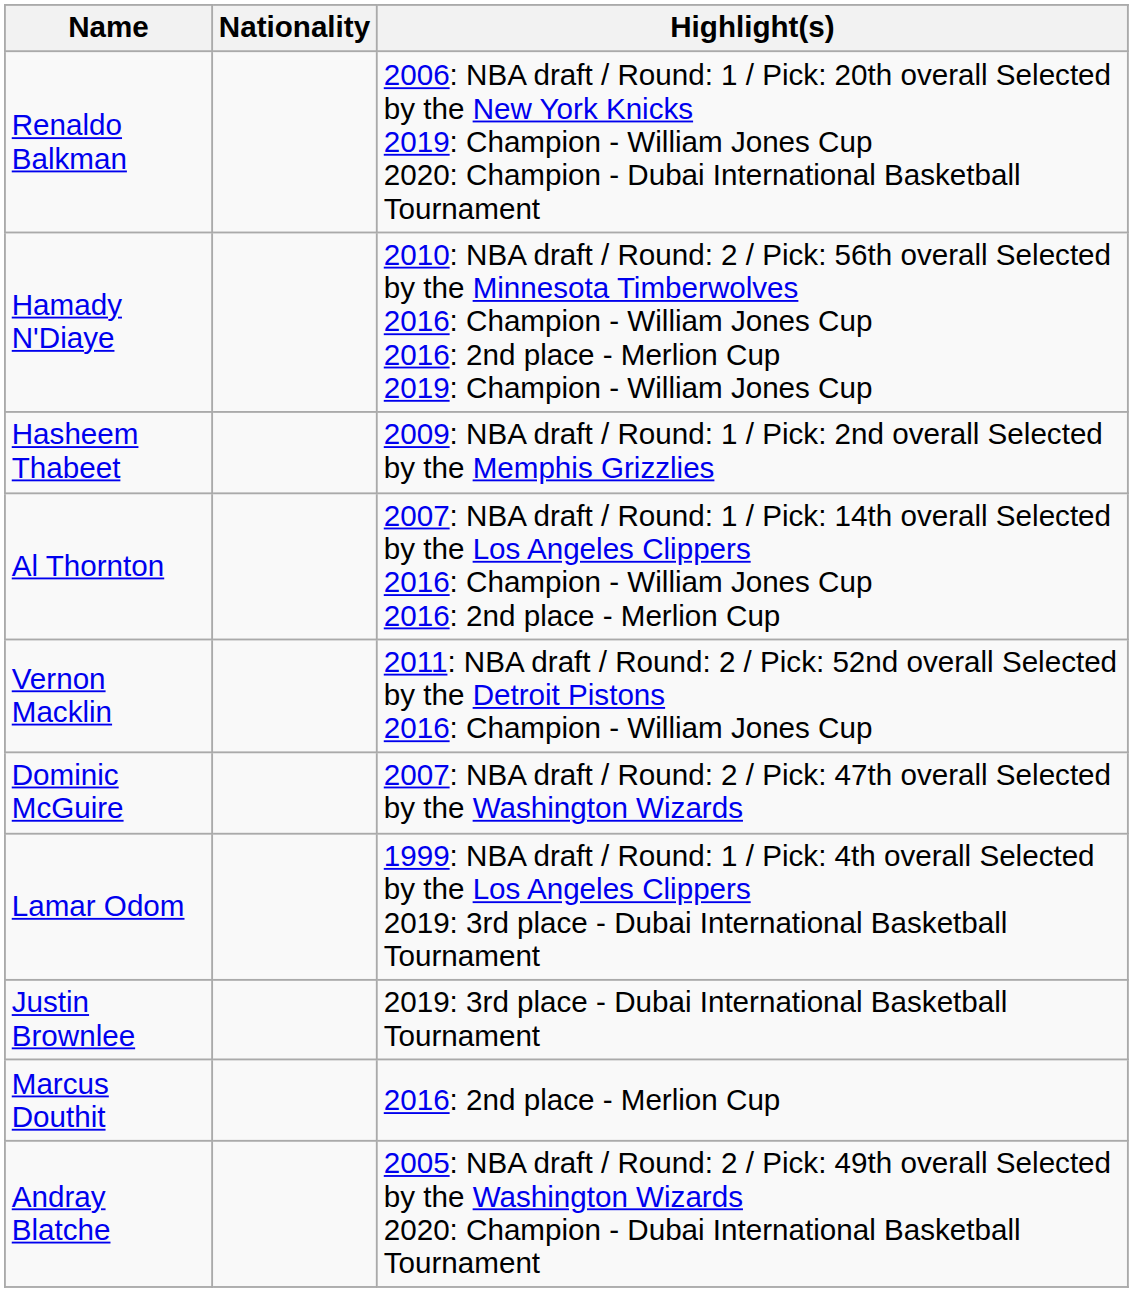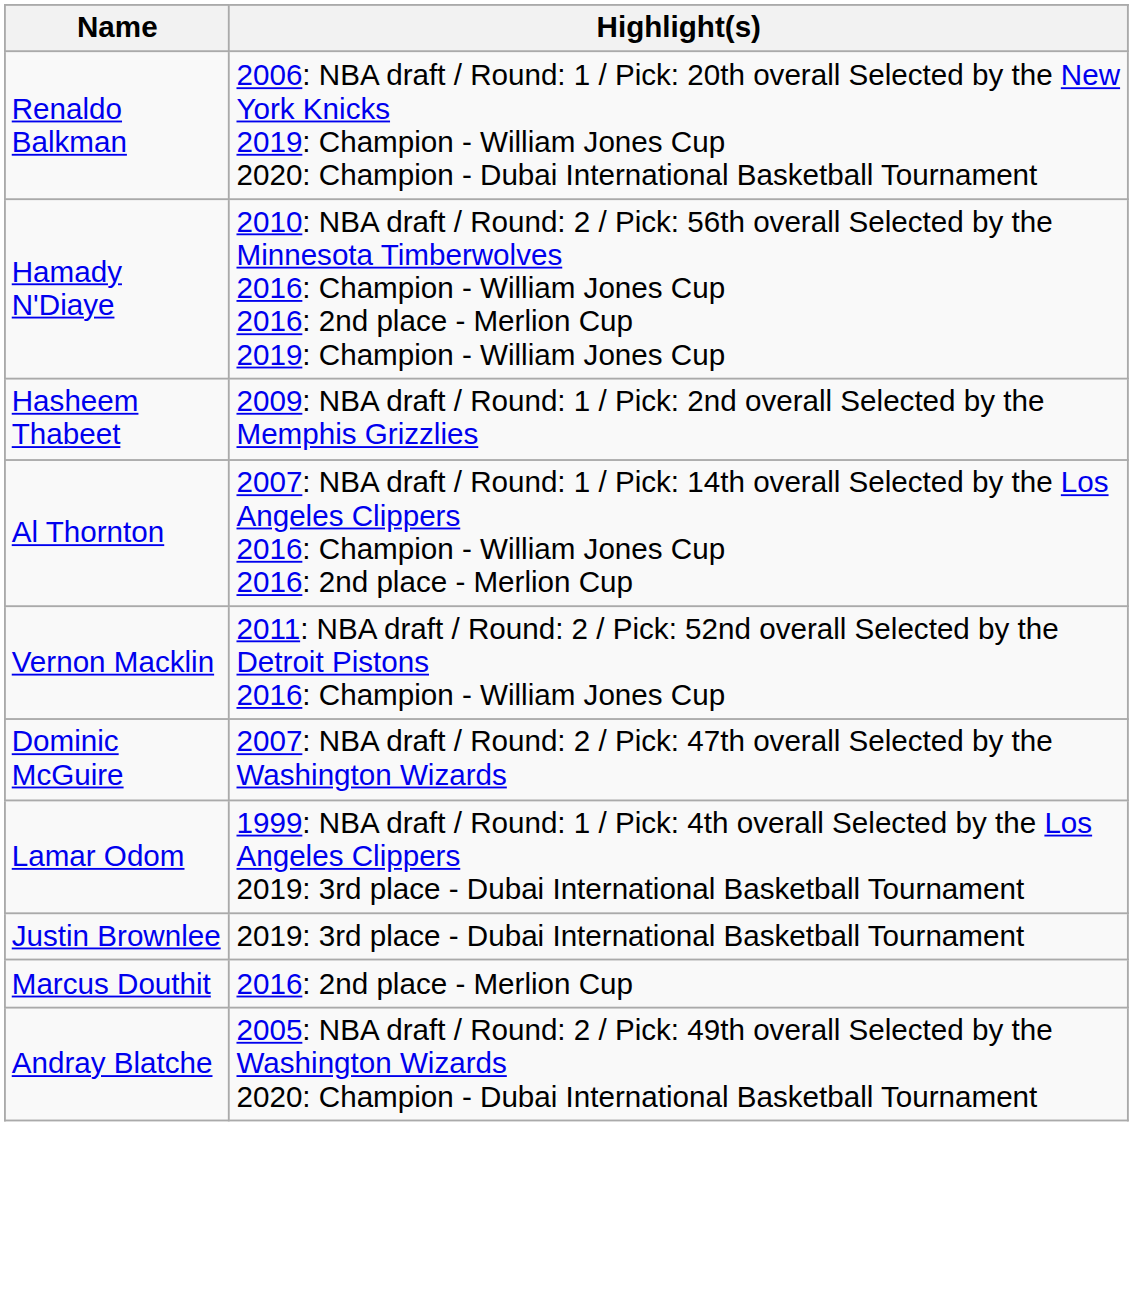- column: (294, 27)
